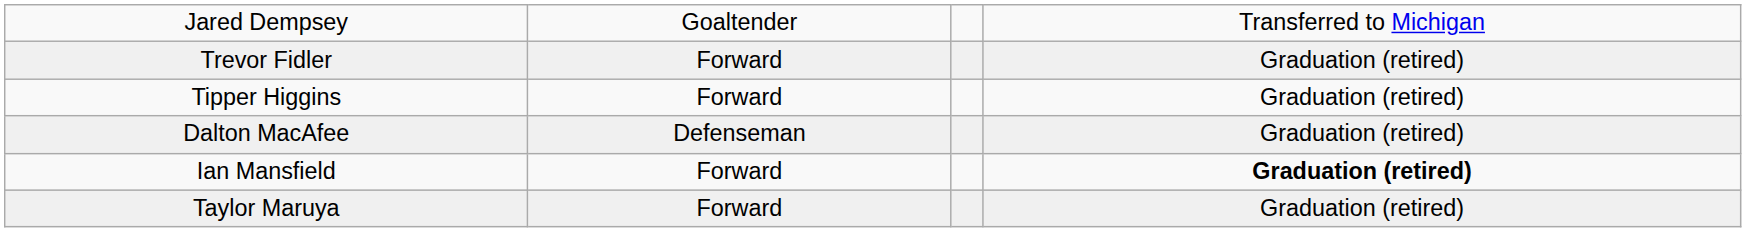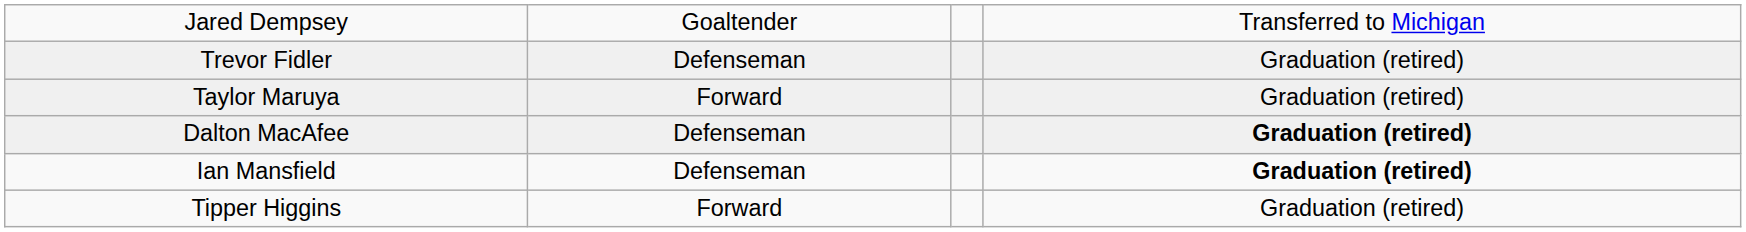(739, 60) Forward -> (739, 60) Defenseman
rows swapped: (266, 97) <-> (266, 208)
(1362, 134) normal -> (1362, 134) bold
(739, 171) Forward -> (739, 171) Defenseman
